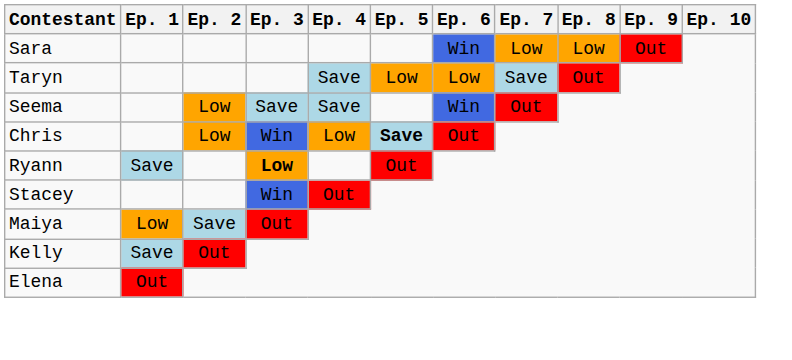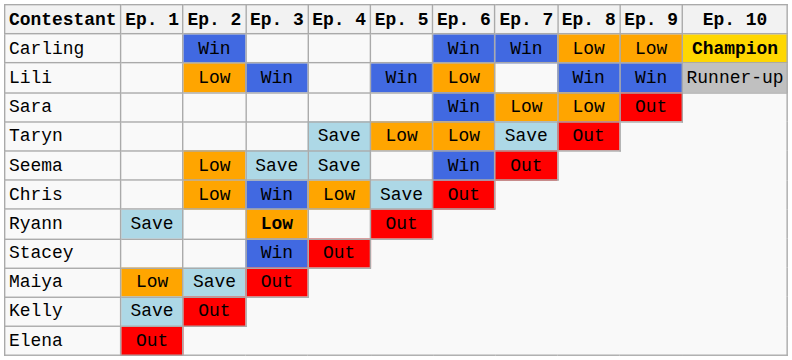+ row: (47, 49)
+ row: (31, 78)
(402, 136) bold -> (402, 195) normal
